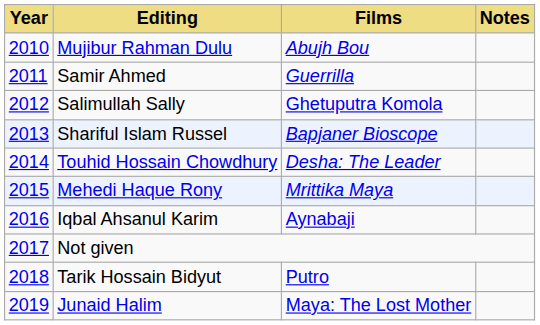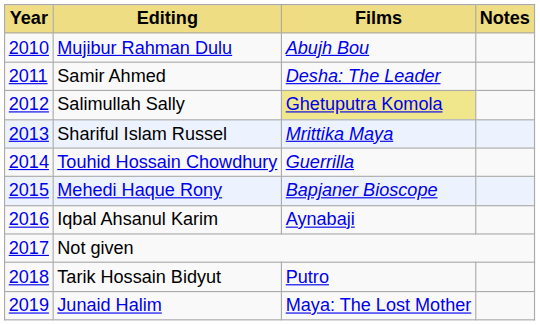(320, 76) Guerrilla -> (363, 76) Desha: The Leader
(364, 104) no background -> (364, 104) khaki background
(362, 133) Bapjaner Bioscope -> (339, 133) Mrittika Maya
(363, 162) Desha: The Leader -> (320, 162) Guerrilla
(339, 190) Mrittika Maya -> (362, 190) Bapjaner Bioscope
